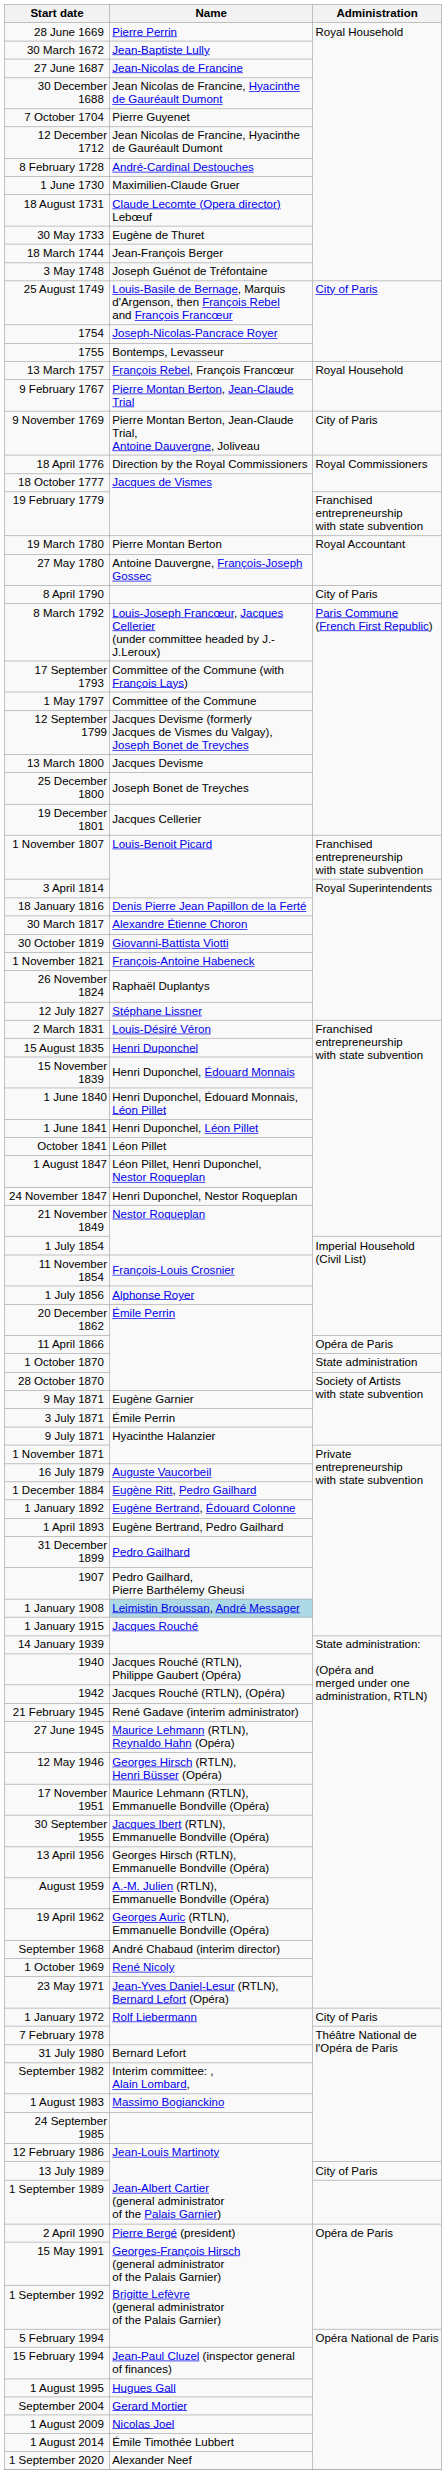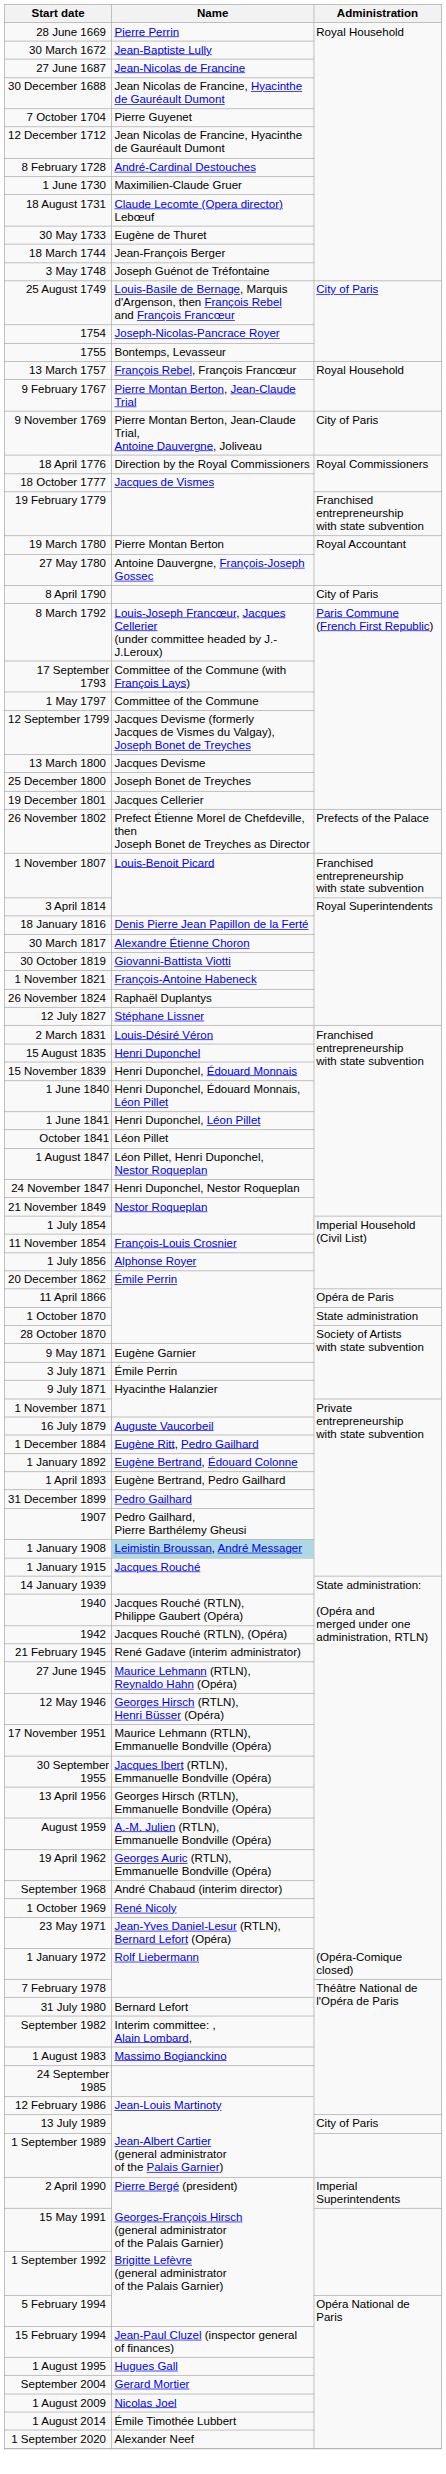+ row: (59, 818)
(347, 2017) City of Paris -> (359, 1963) (Opéra-Comique closed)
(354, 2233) Opéra de Paris -> (358, 2192) Imperial Superintendents
